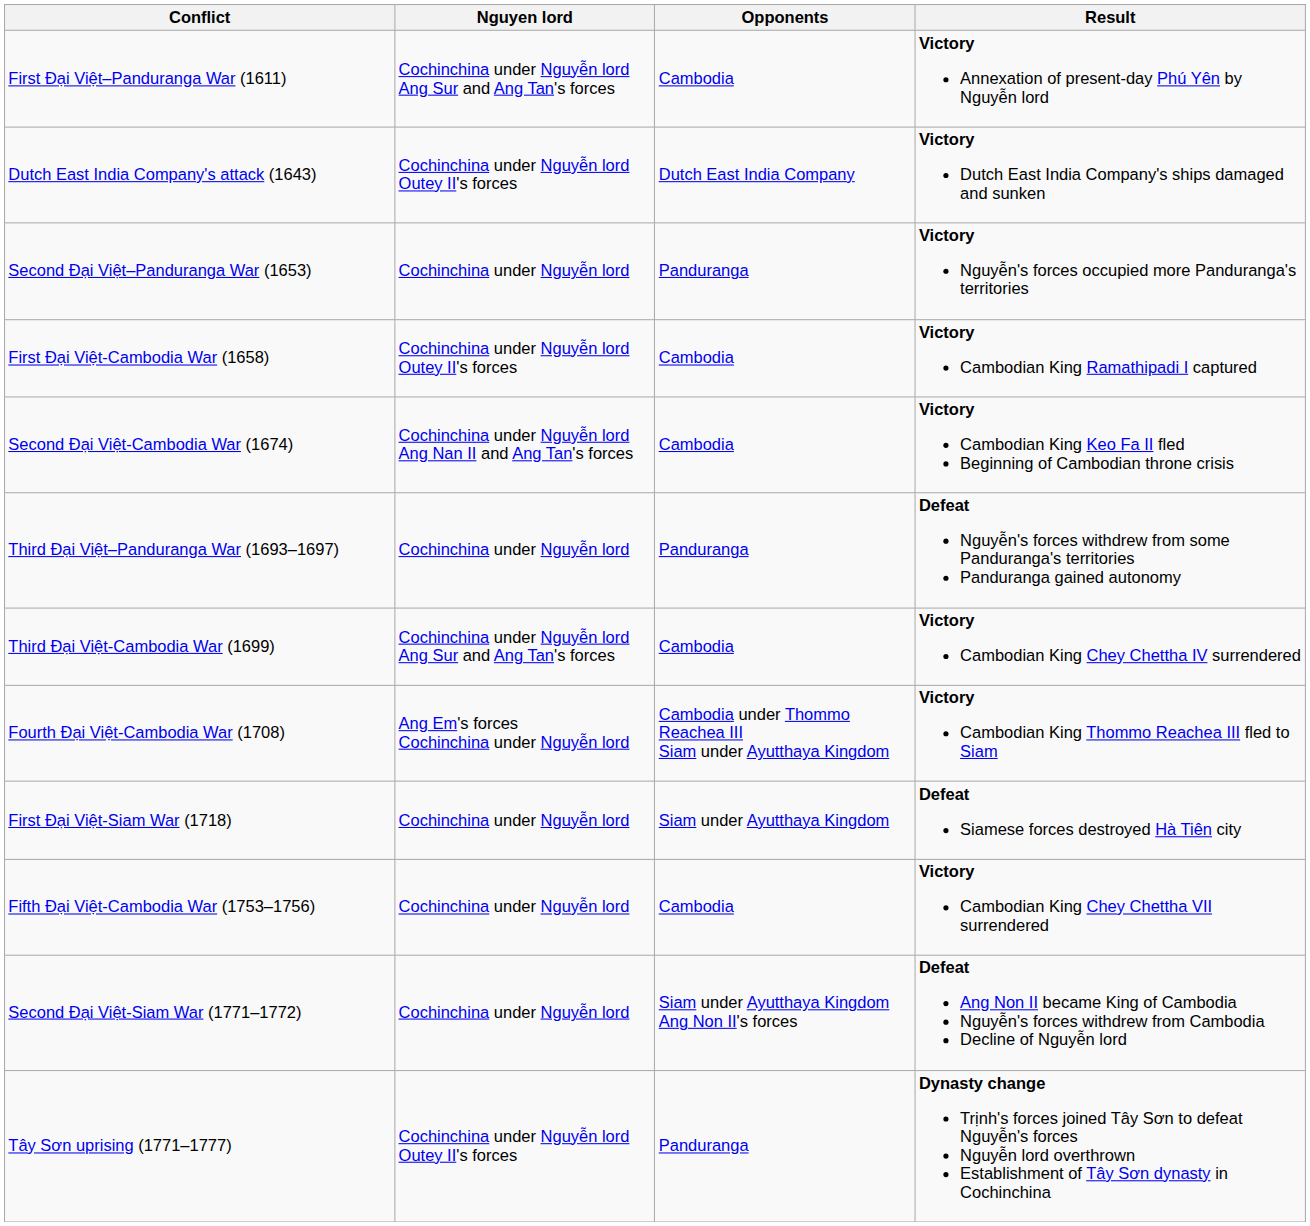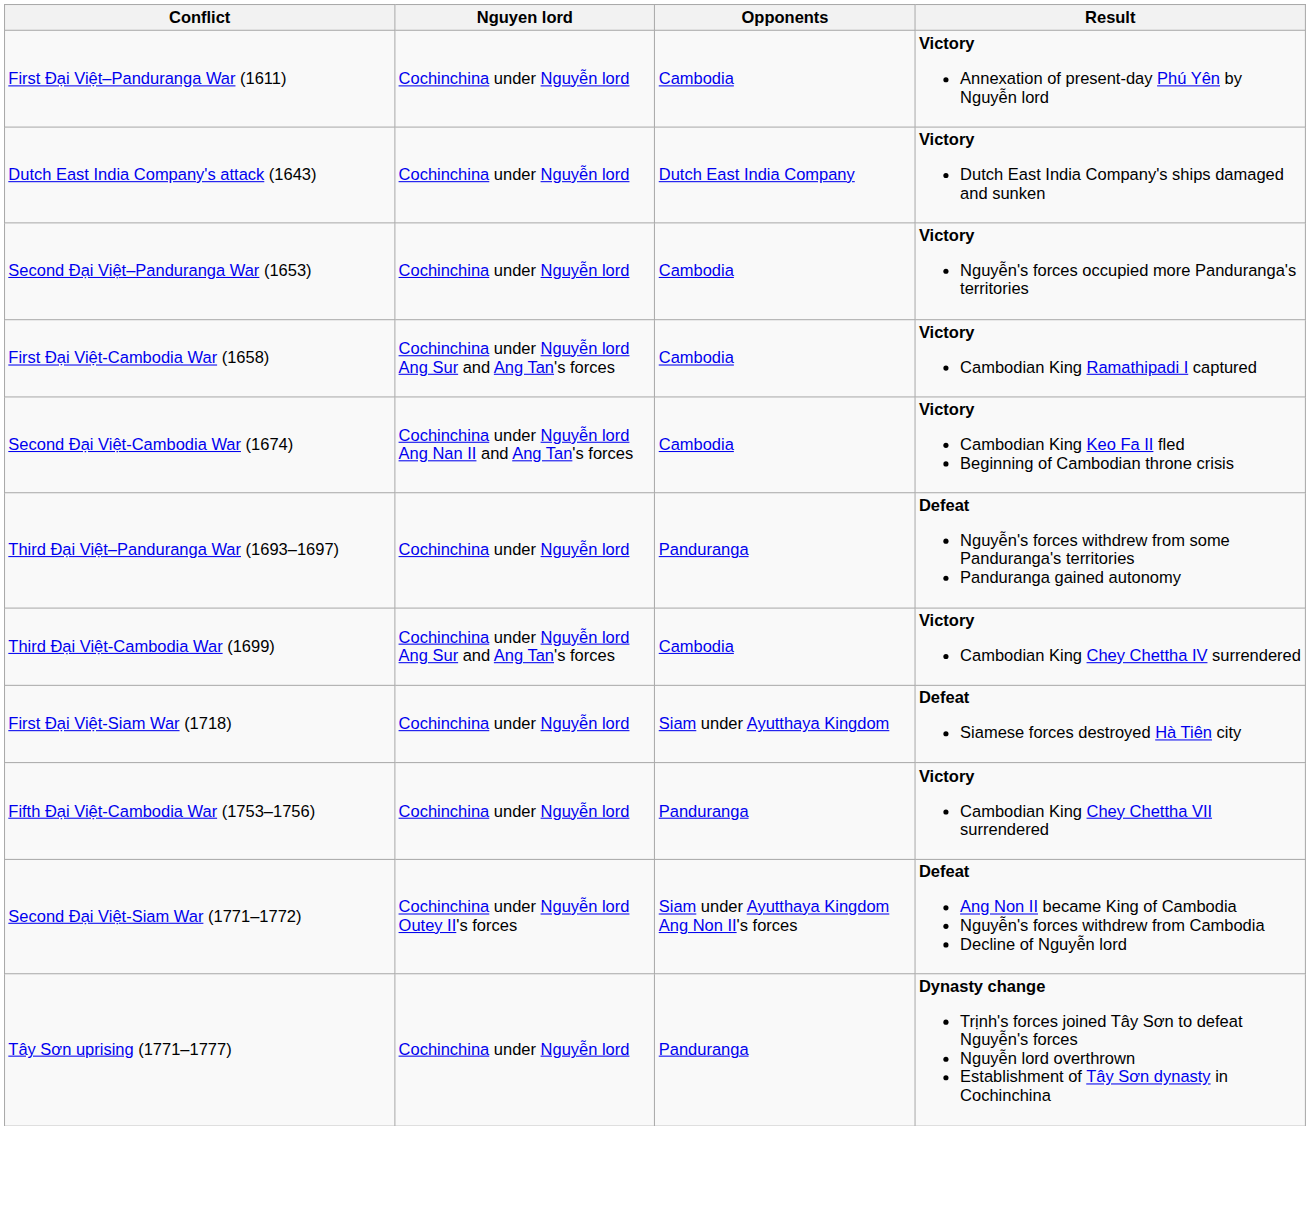(514, 78) Cochinchina under Nguyễn lord Ang Sur and Ang Tan's forces -> (514, 78) Cochinchina under Nguyễn lord
(514, 174) Cochinchina under Nguyễn lord Outey II's forces -> (514, 174) Cochinchina under Nguyễn lord
(704, 271) Panduranga -> (696, 271) Cambodia
(514, 357) Cochinchina under Nguyễn lord Outey II's forces -> (514, 357) Cochinchina under Nguyễn lord Ang Sur and Ang Tan's forces
- row: (147, 733)
(696, 907) Cambodia -> (704, 811) Panduranga
(514, 1012) Cochinchina under Nguyễn lord -> (514, 916) Cochinchina under Nguyễn lord Outey II's forces
(514, 1145) Cochinchina under Nguyễn lord Outey II's forces -> (514, 1049) Cochinchina under Nguyễn lord
